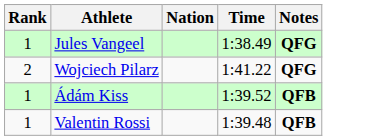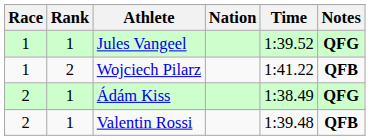+ column: (26, 17)
(247, 43) 1:38.49 -> (289, 43) 1:39.52
(299, 69) QFG -> (341, 69) QFB
(247, 95) 1:39.52 -> (289, 95) 1:38.49
(299, 95) QFB -> (341, 95) QFG
